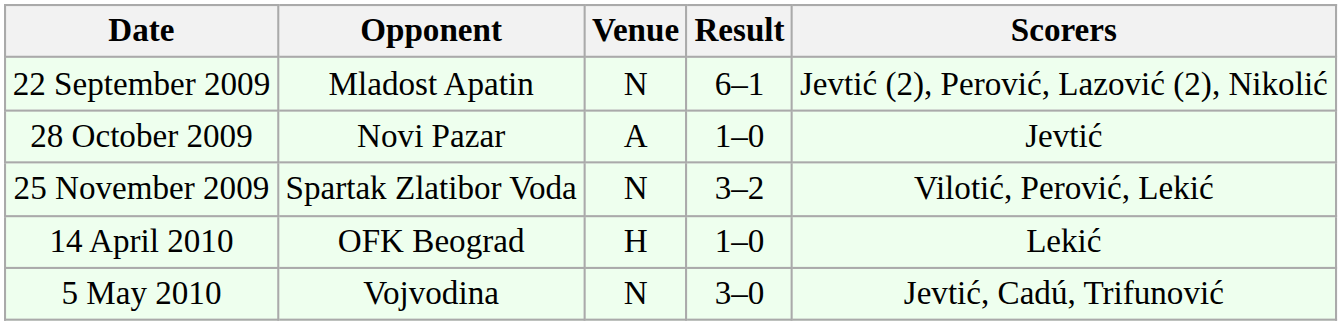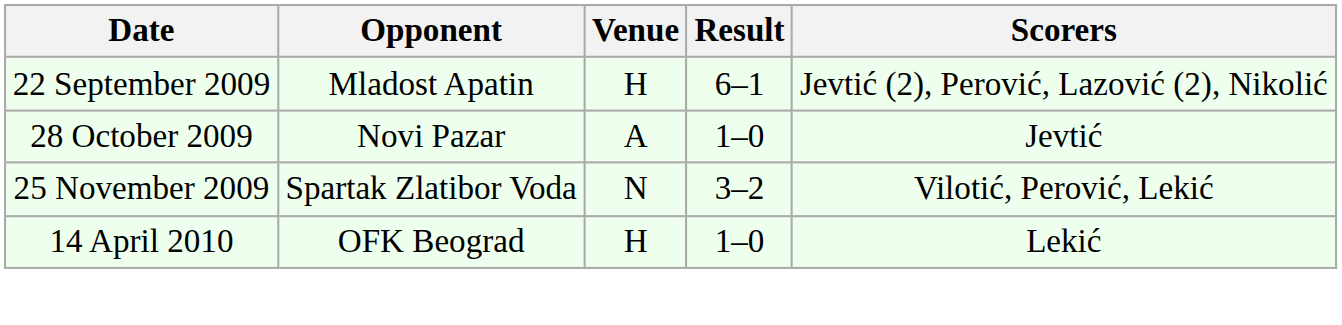(636, 83) N -> (636, 83) H
- row: (141, 293)
